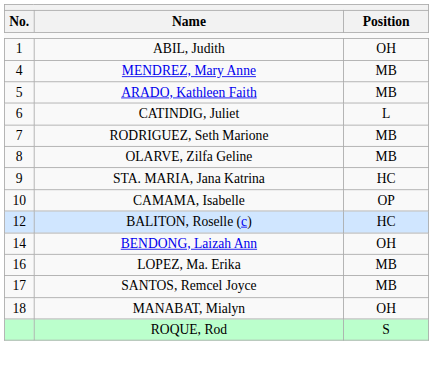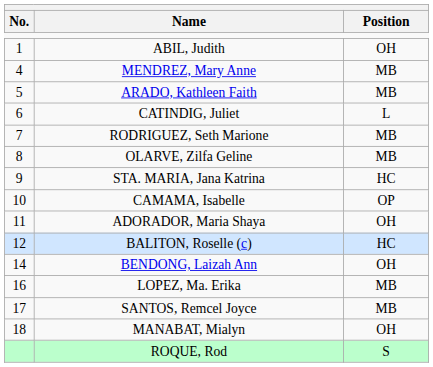+ row: (189, 221)
